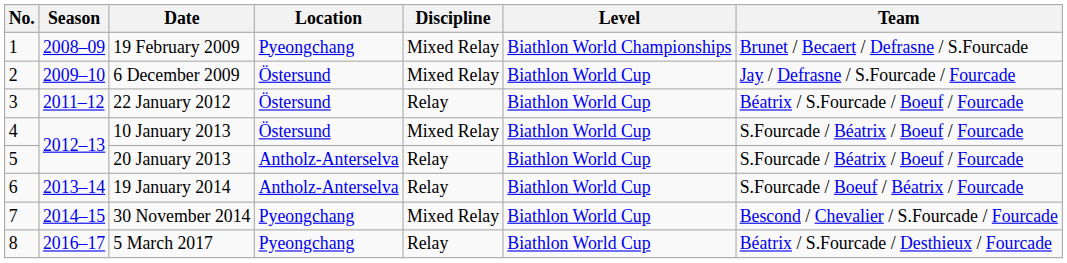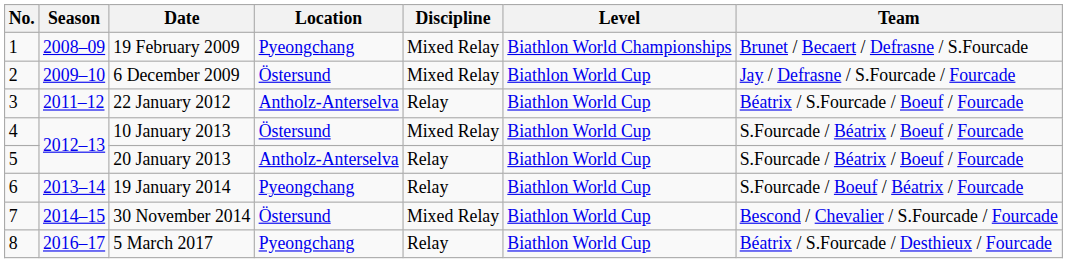(295, 103) Östersund -> (329, 103) Antholz-Anterselva
(329, 187) Antholz-Anterselva -> (306, 187) Pyeongchang
(306, 215) Pyeongchang -> (295, 215) Östersund
